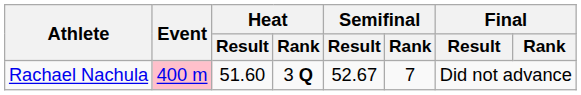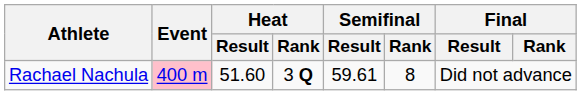(354, 76) 52.67 -> (354, 76) 59.61
(410, 76) 7 -> (410, 76) 8
